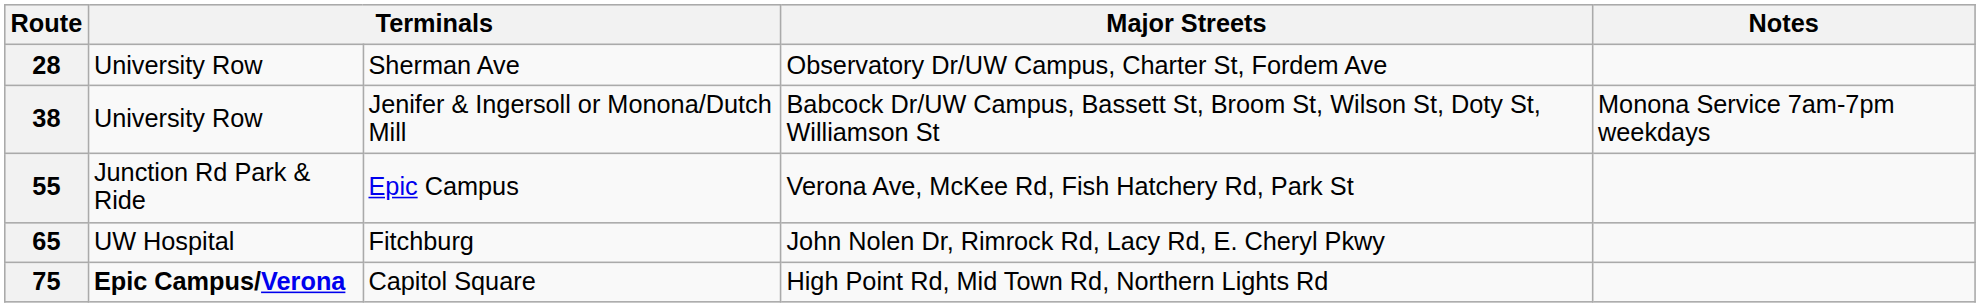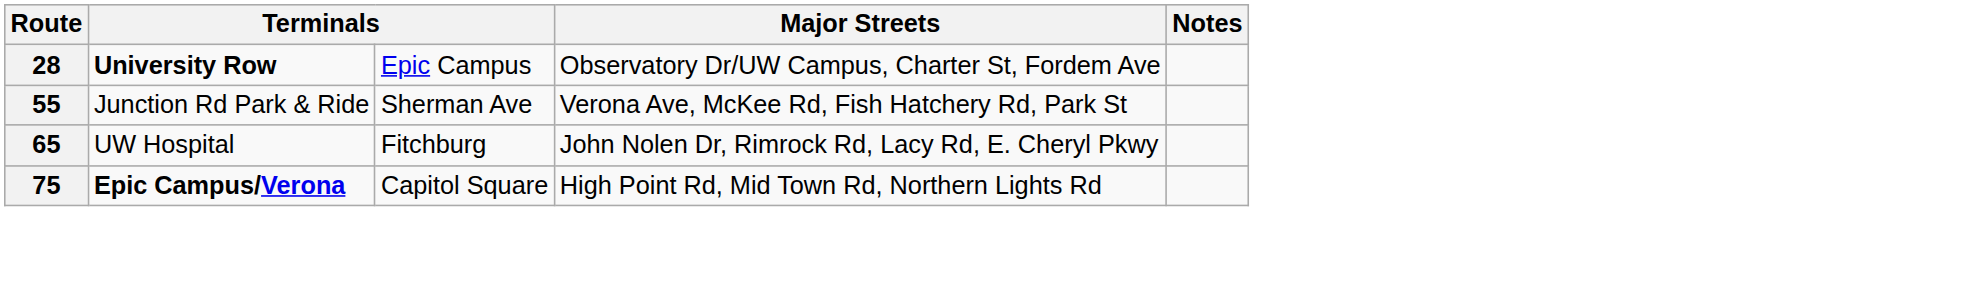(178, 64) normal -> (185, 64) bold
(444, 64) Sherman Ave -> (456, 64) Epic Campus
- row: (46, 118)
(444, 187) Epic Campus -> (457, 104) Sherman Ave
